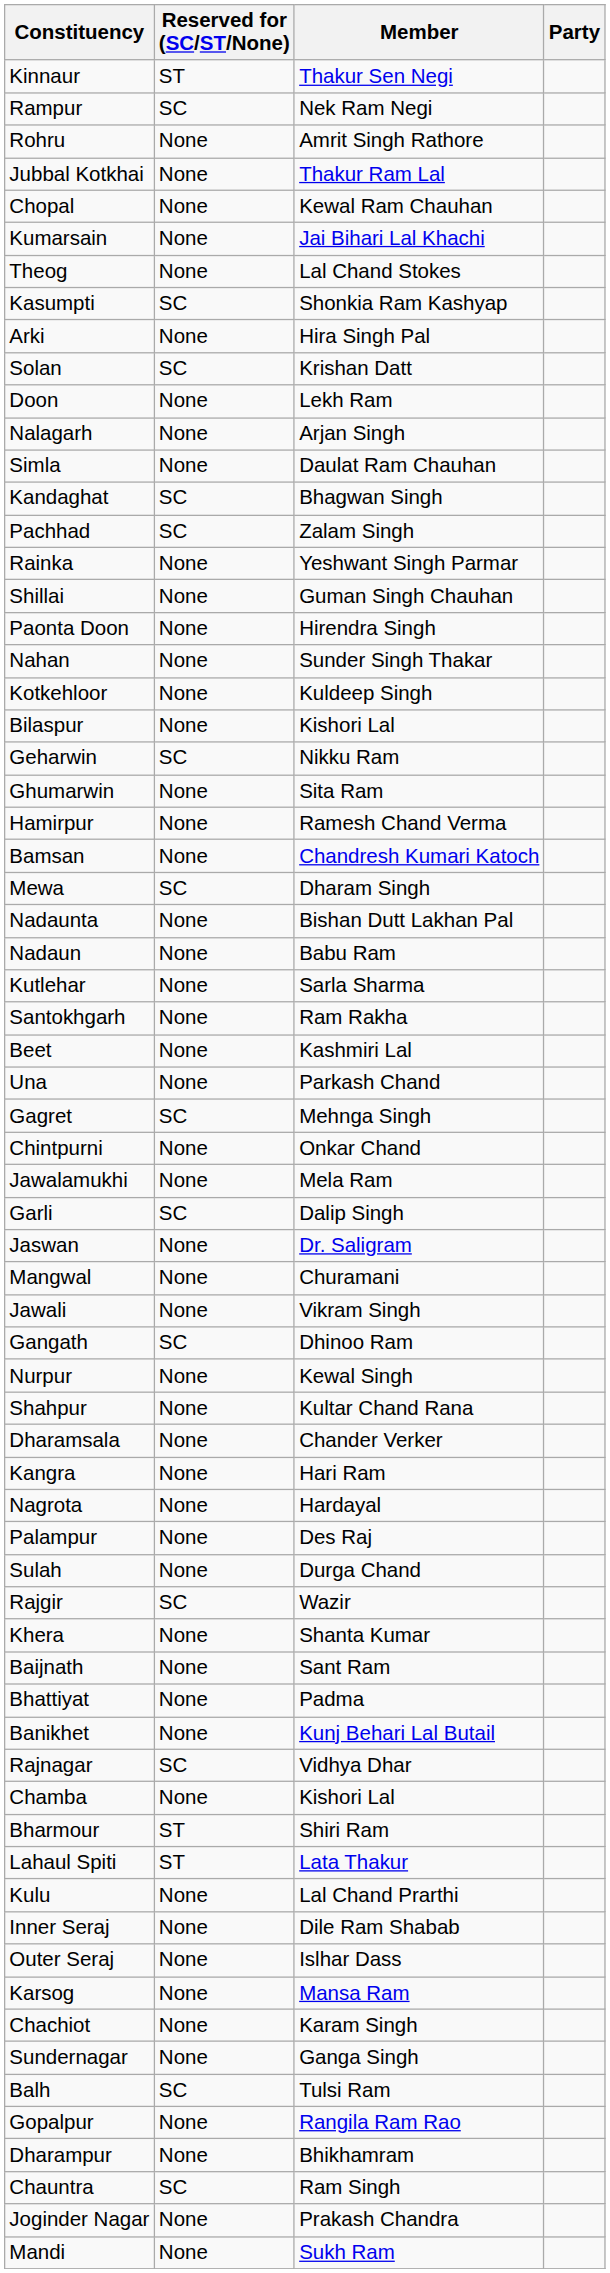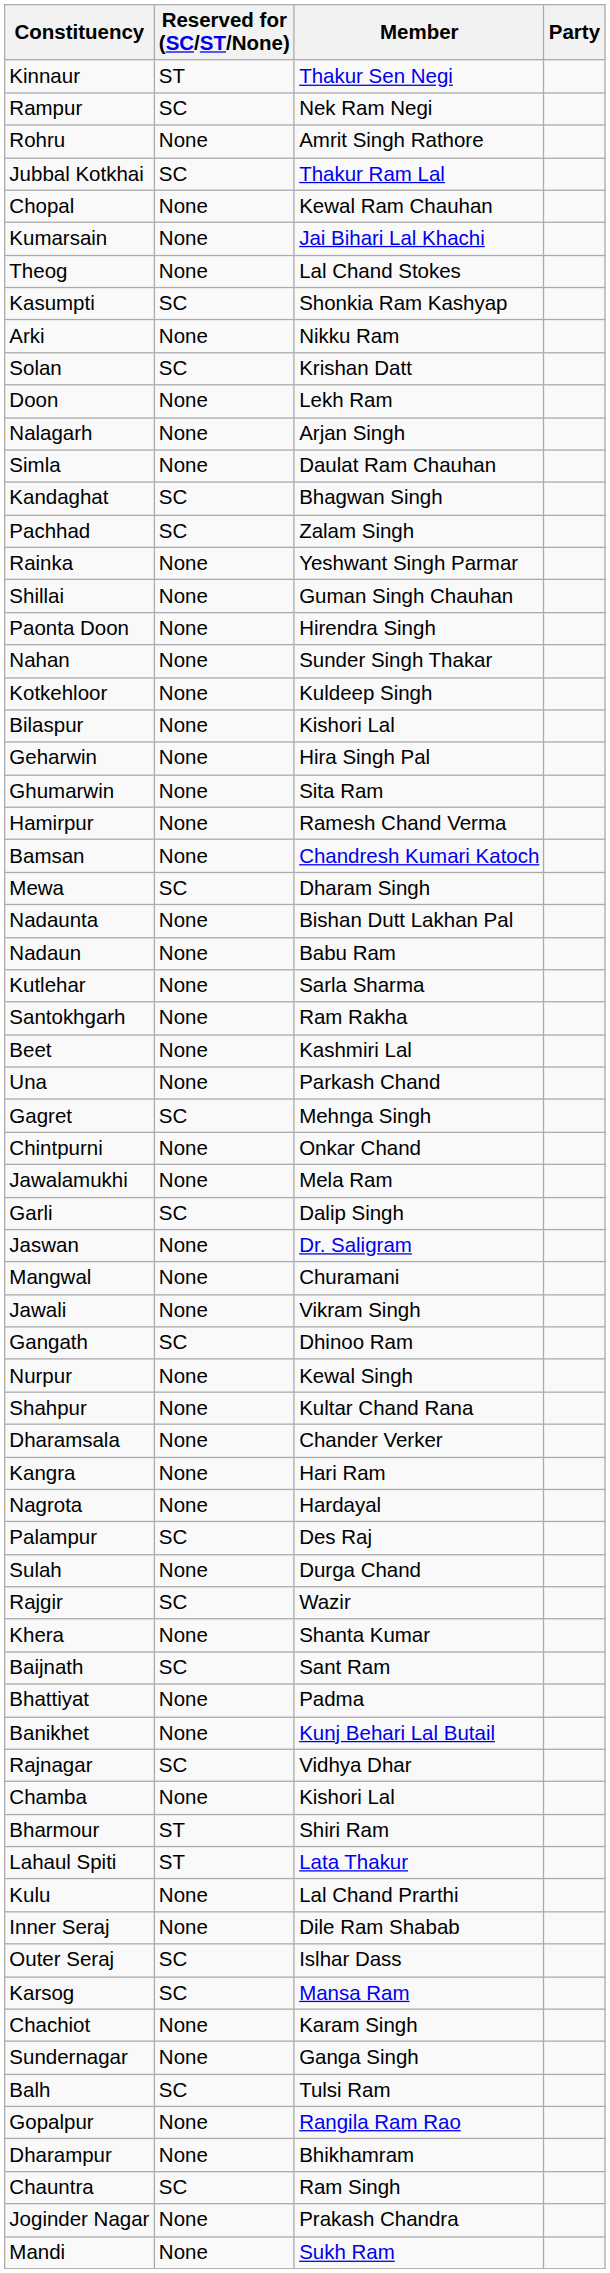(183, 173) None -> (173, 173) SC
(365, 336) Hira Singh Pal -> (349, 336) Nikku Ram
(173, 758) SC -> (183, 758) None
(349, 758) Nikku Ram -> (365, 758) Hira Singh Pal
(183, 1537) None -> (173, 1537) SC
(183, 1667) None -> (173, 1667) SC
(183, 1960) None -> (173, 1960) SC
(183, 1992) None -> (173, 1992) SC
